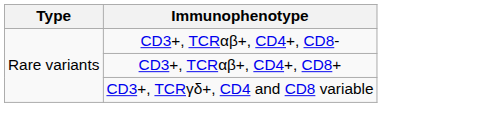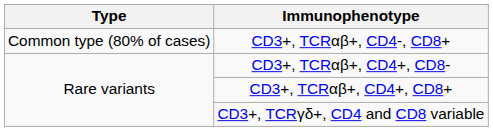+ row: (351, 41)
